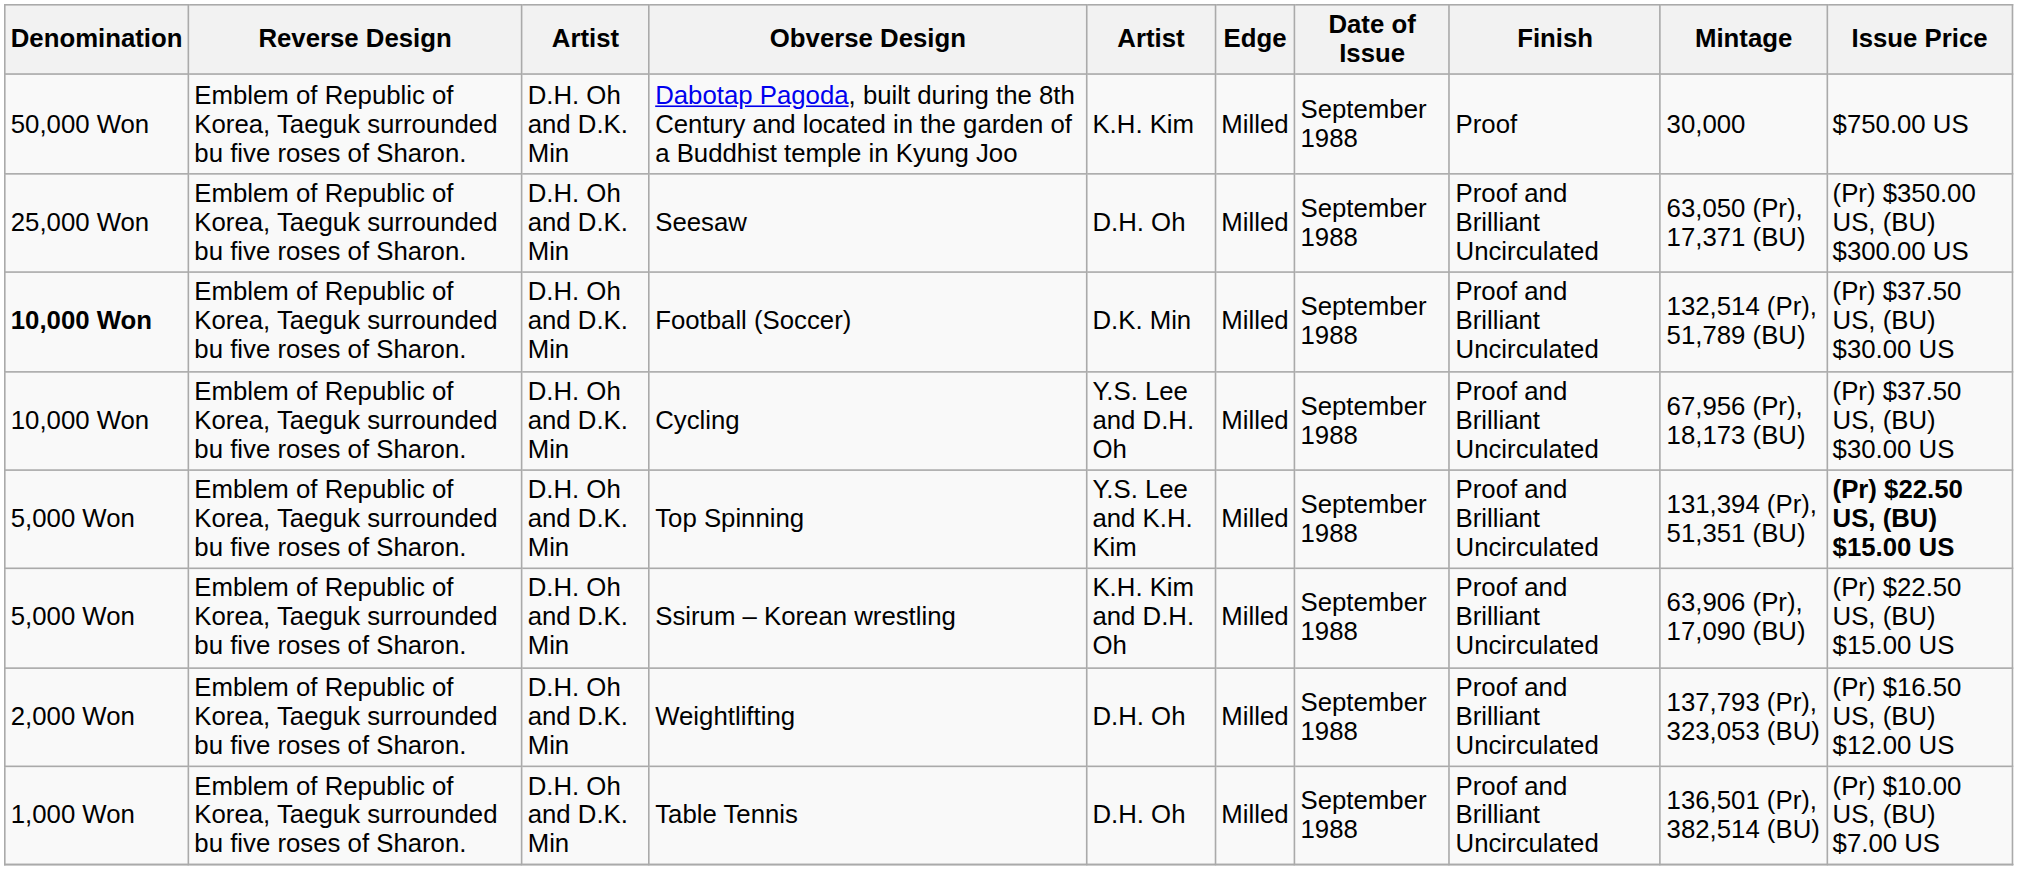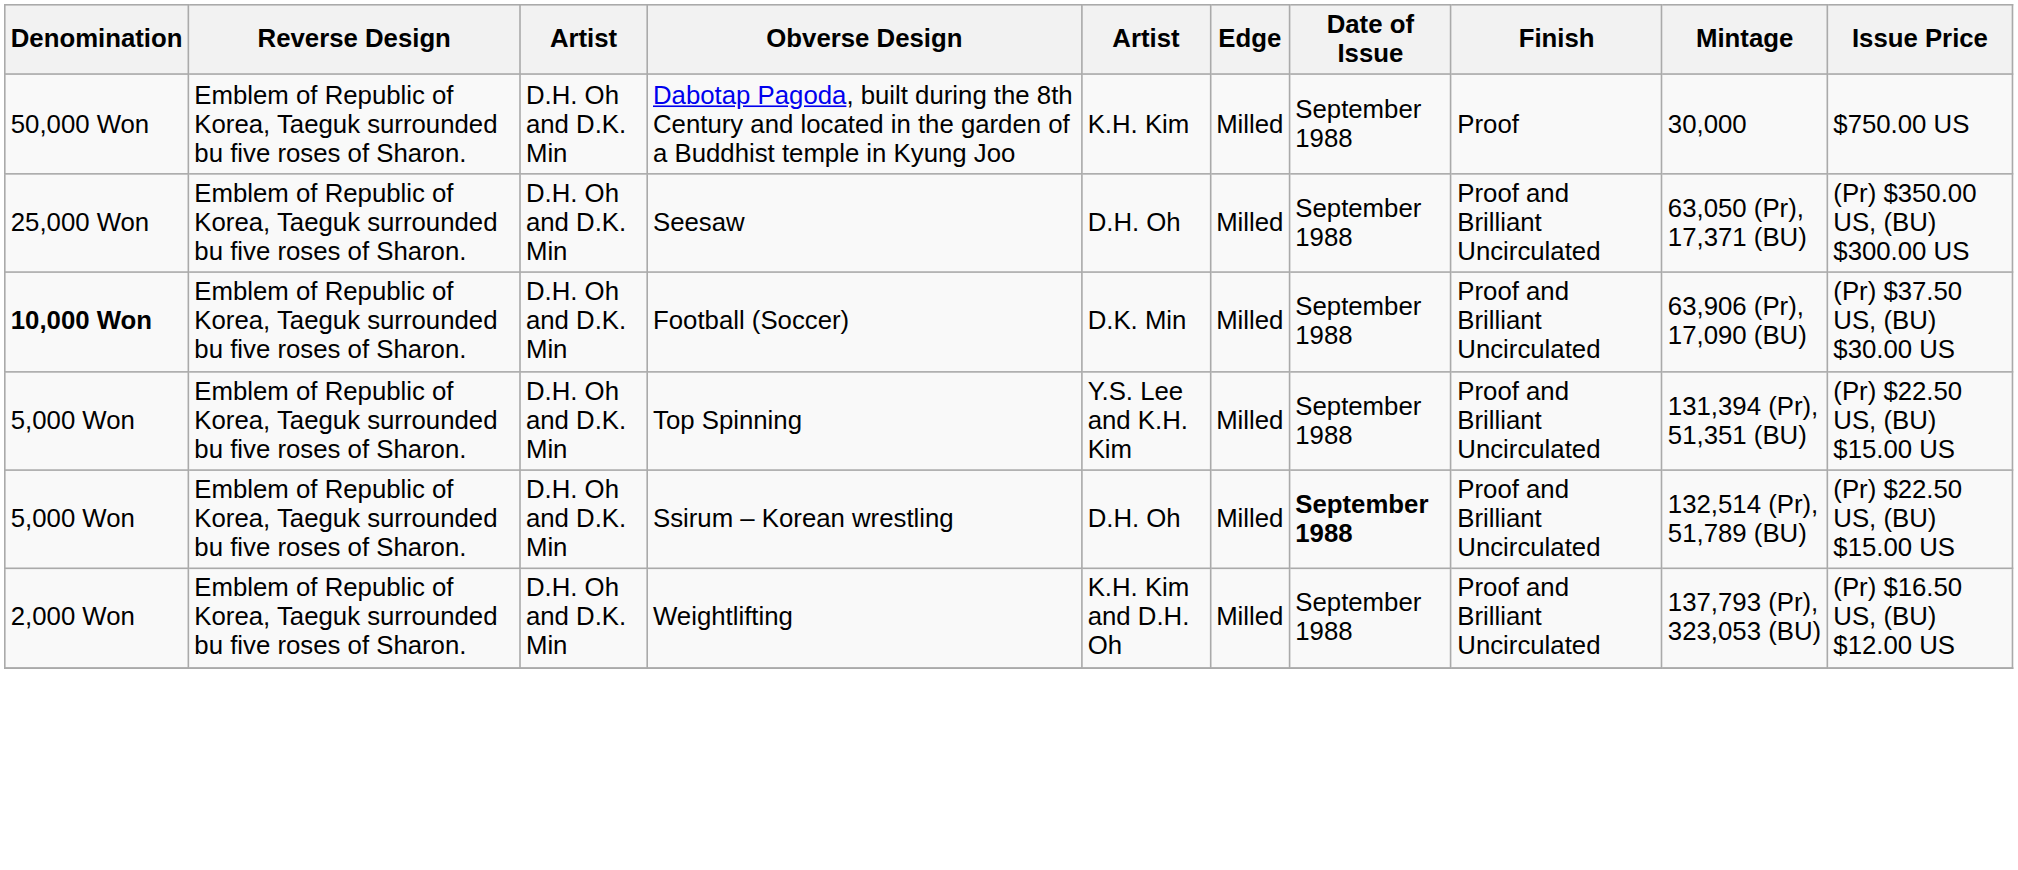(1742, 321) 132,514 (Pr), 51,789 (BU) -> (1737, 321) 63,906 (Pr), 17,090 (BU)
- row: (697, 420)
(1898, 518) bold -> (1898, 420) normal
(1143, 617) K.H. Kim and D.H. Oh -> (1134, 518) D.H. Oh
(1364, 617) normal -> (1362, 518) bold
(1736, 617) 63,906 (Pr), 17,090 (BU) -> (1743, 518) 132,514 (Pr), 51,789 (BU)
(1139, 716) D.H. Oh -> (1138, 617) K.H. Kim and D.H. Oh
- row: (727, 815)
